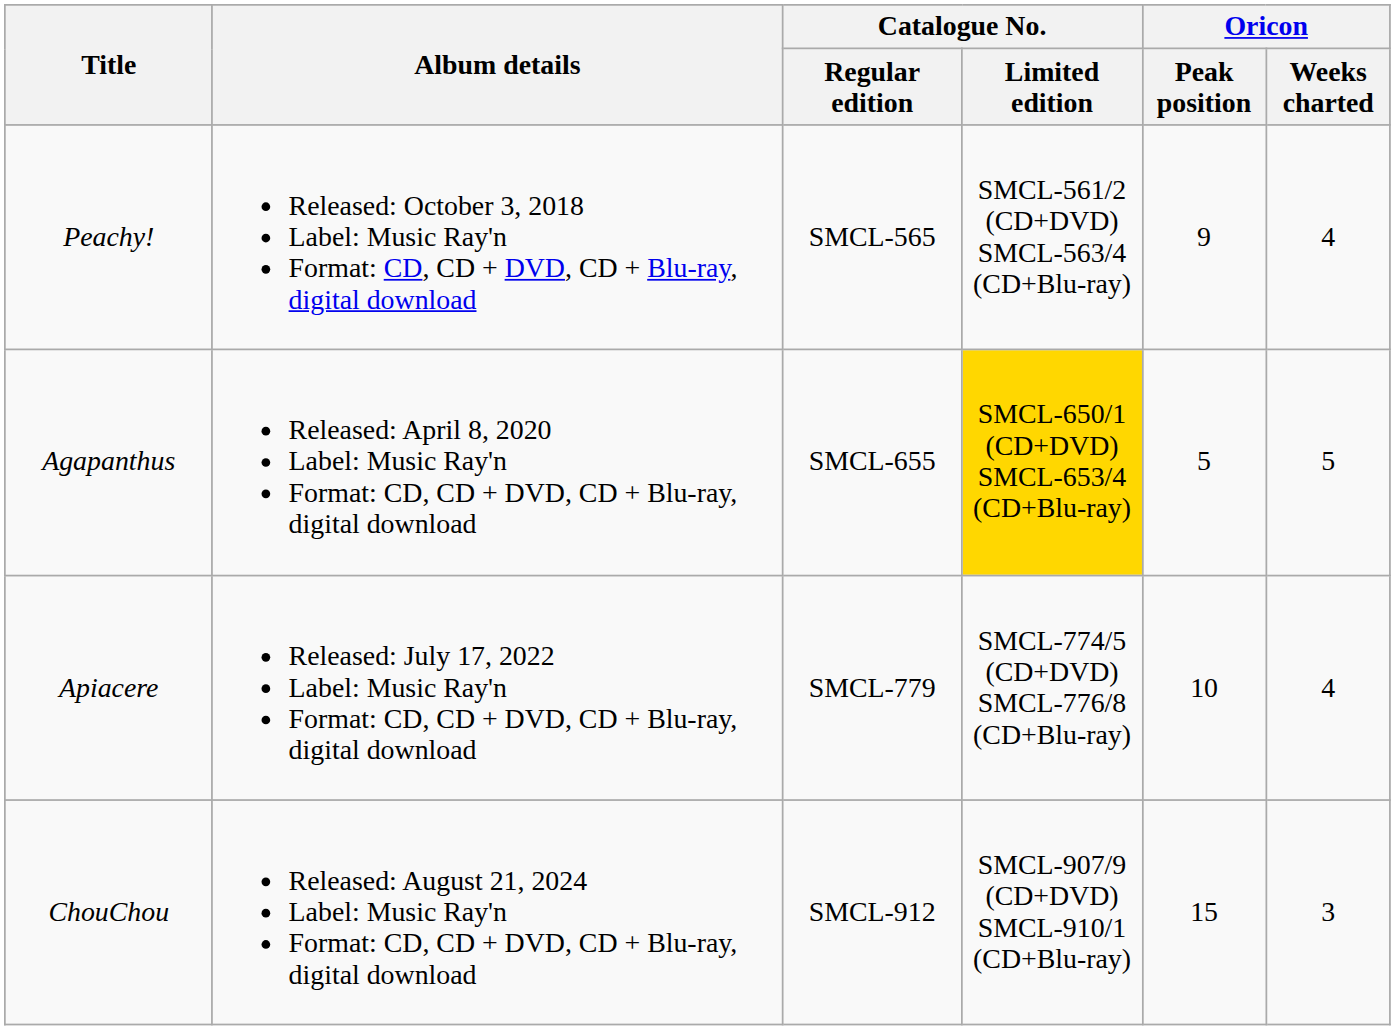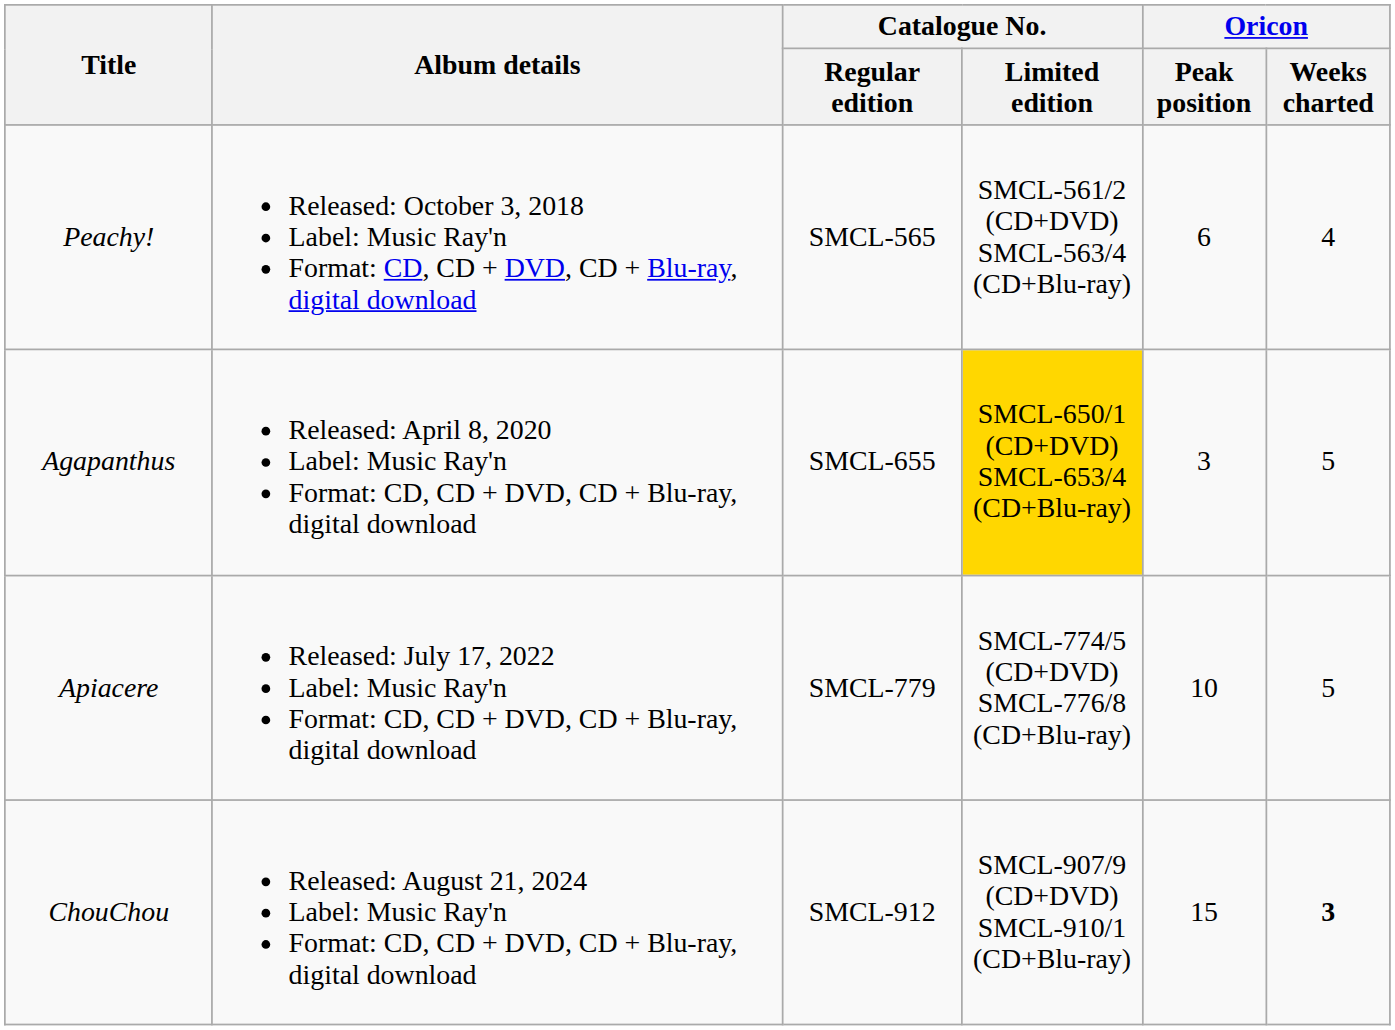(1204, 236) 9 -> (1204, 236) 6
(1204, 461) 5 -> (1204, 461) 3
(1328, 686) 4 -> (1328, 686) 5
(1328, 912) normal -> (1328, 912) bold
